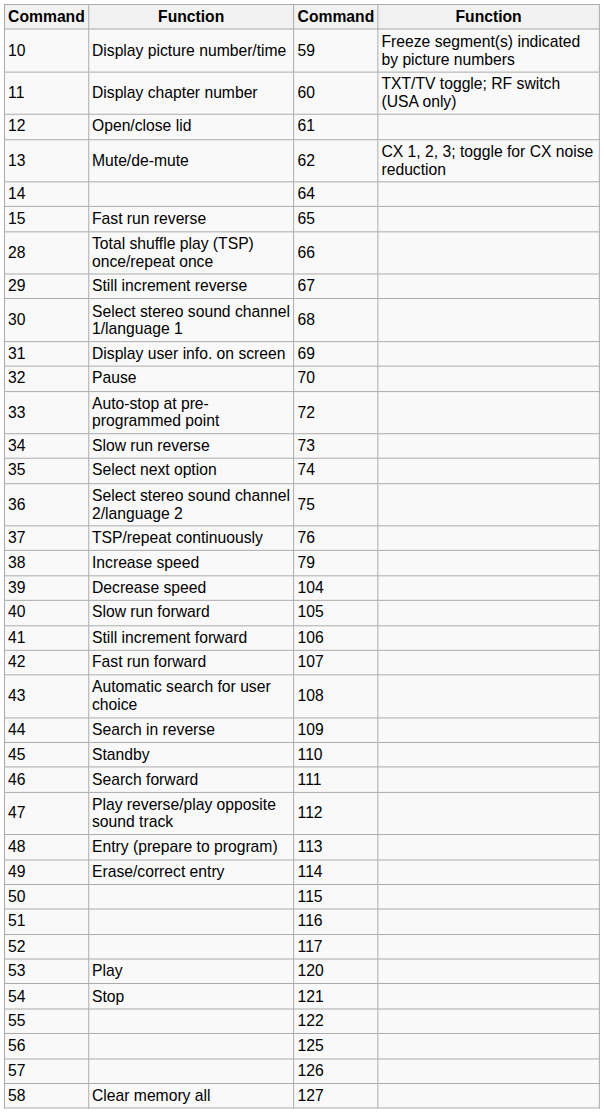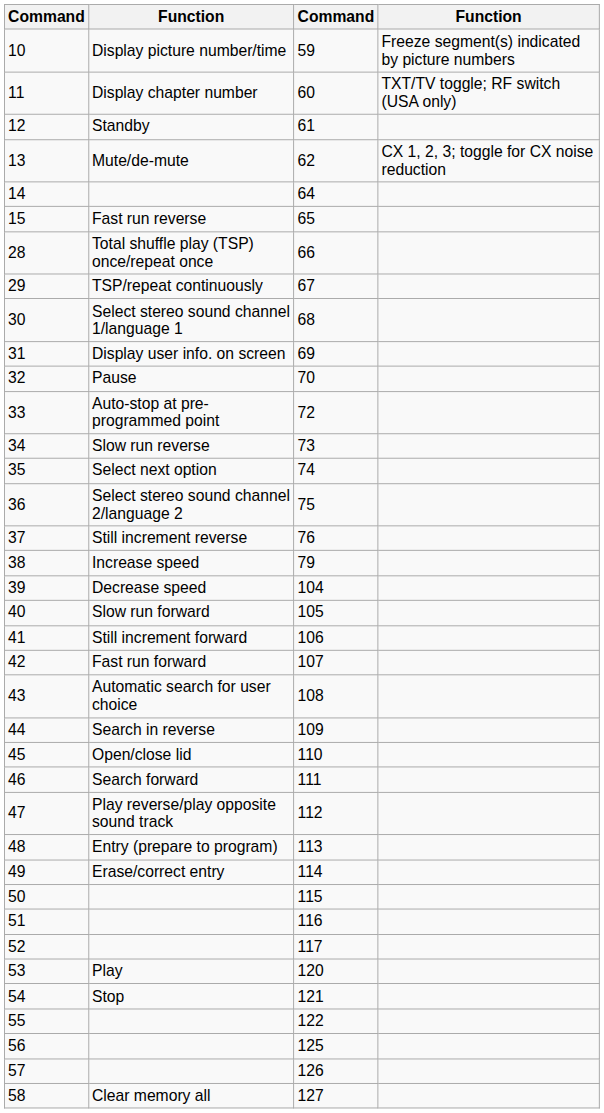(142, 126) Open/close lid -> (121, 126) Standby
(170, 286) Still increment reverse -> (177, 286) TSP/repeat continuously
(177, 538) TSP/repeat continuously -> (170, 538) Still increment reverse
(121, 754) Standby -> (142, 754) Open/close lid
